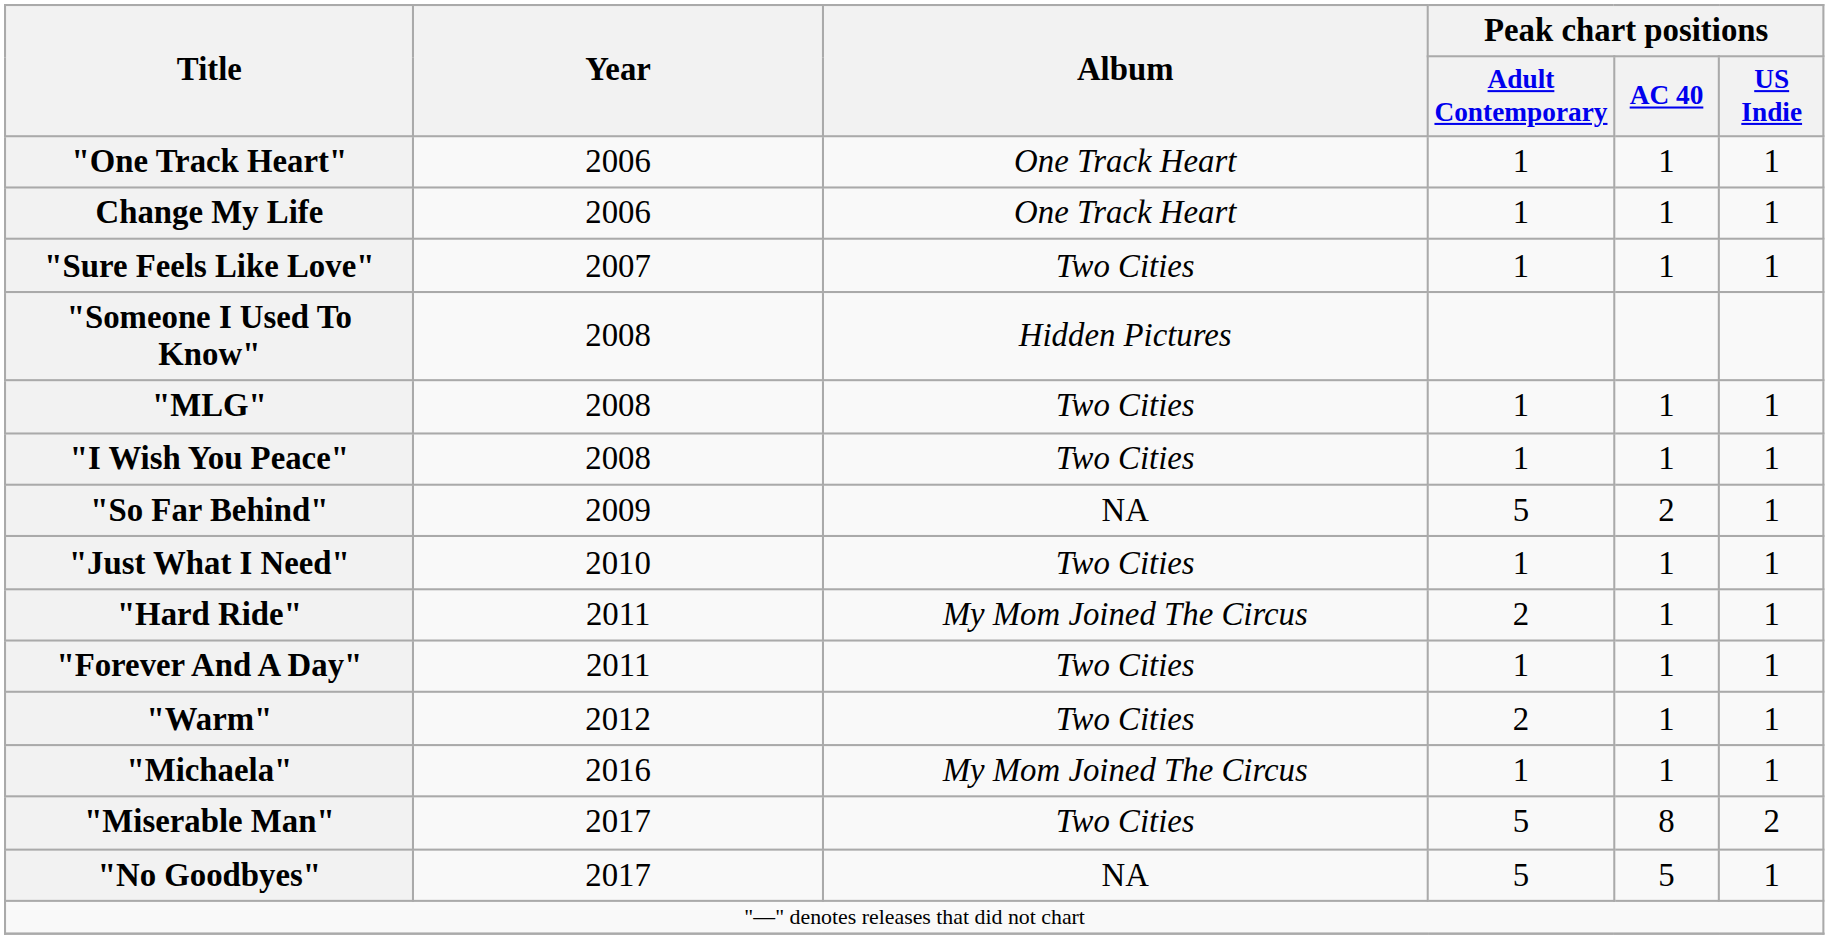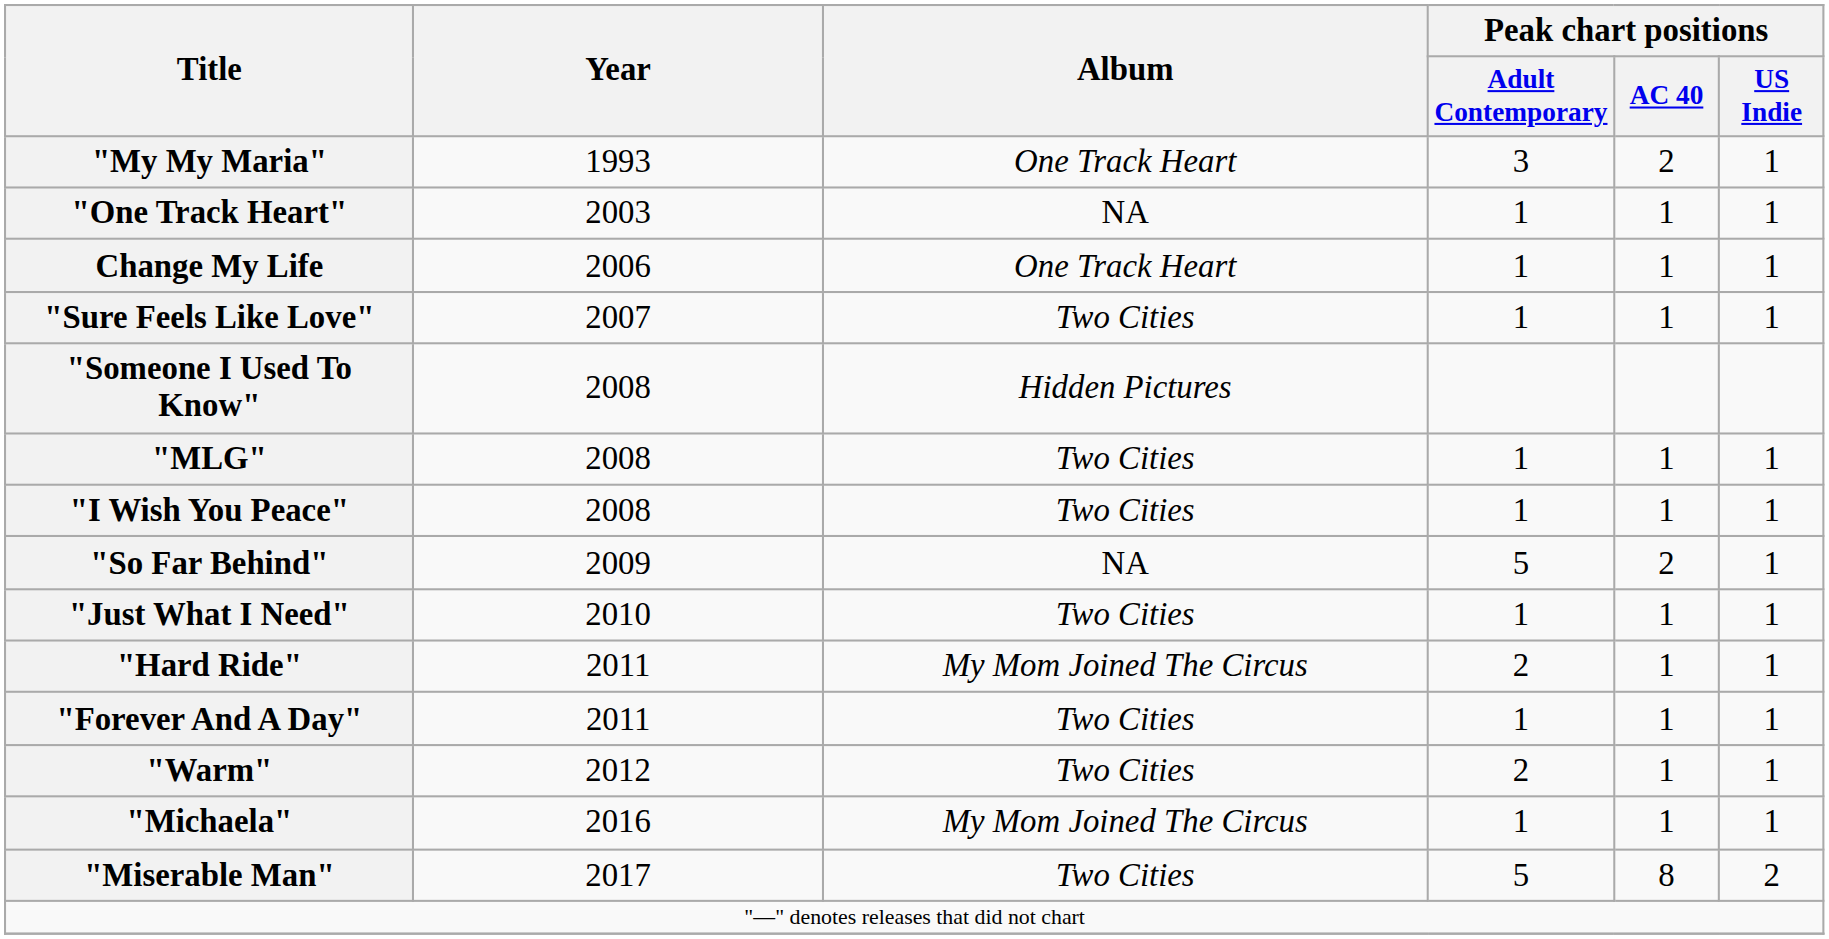+ row: (209, 161)
(618, 161) 2006 -> (618, 213) 2003
(1125, 161) One Track Heart -> (1125, 213) NA
- row: (209, 874)
